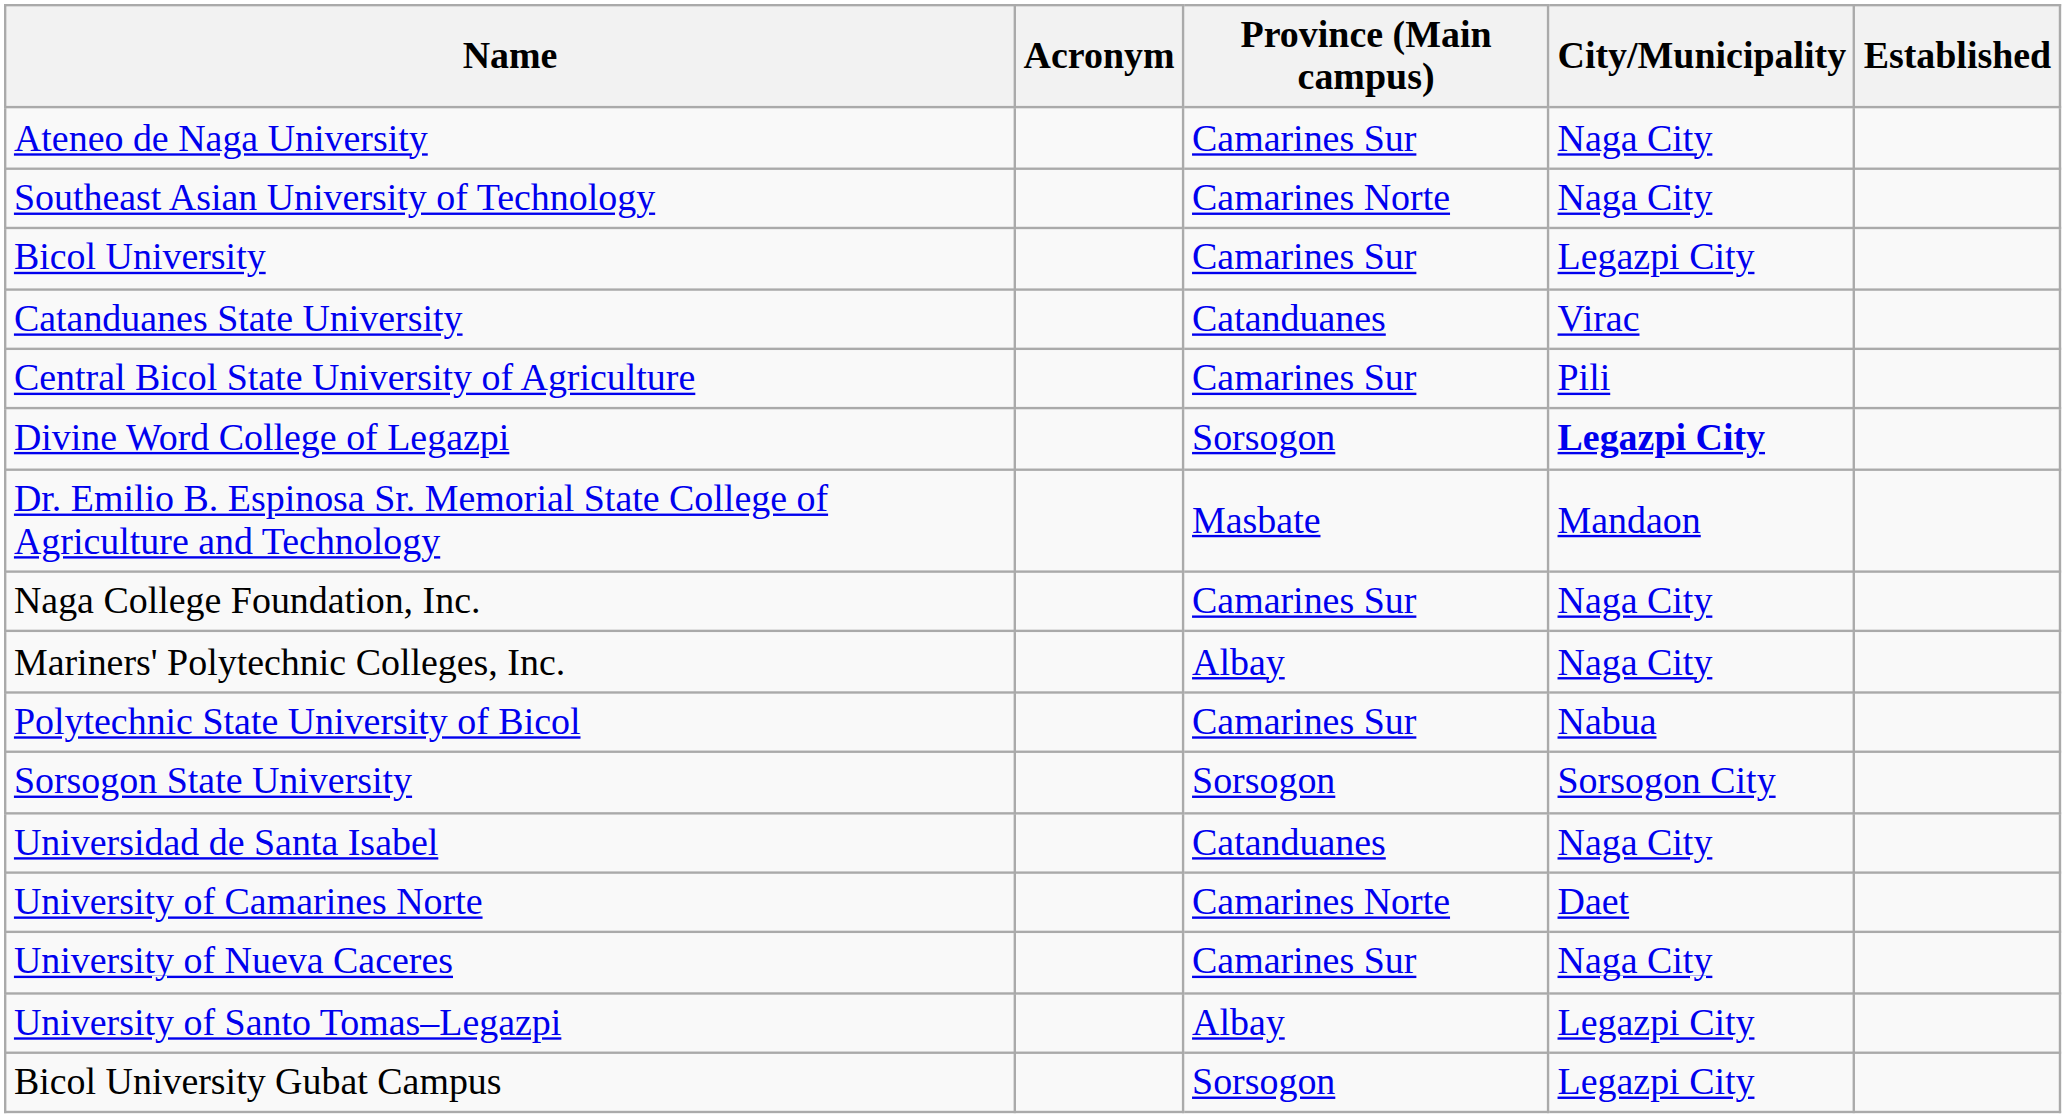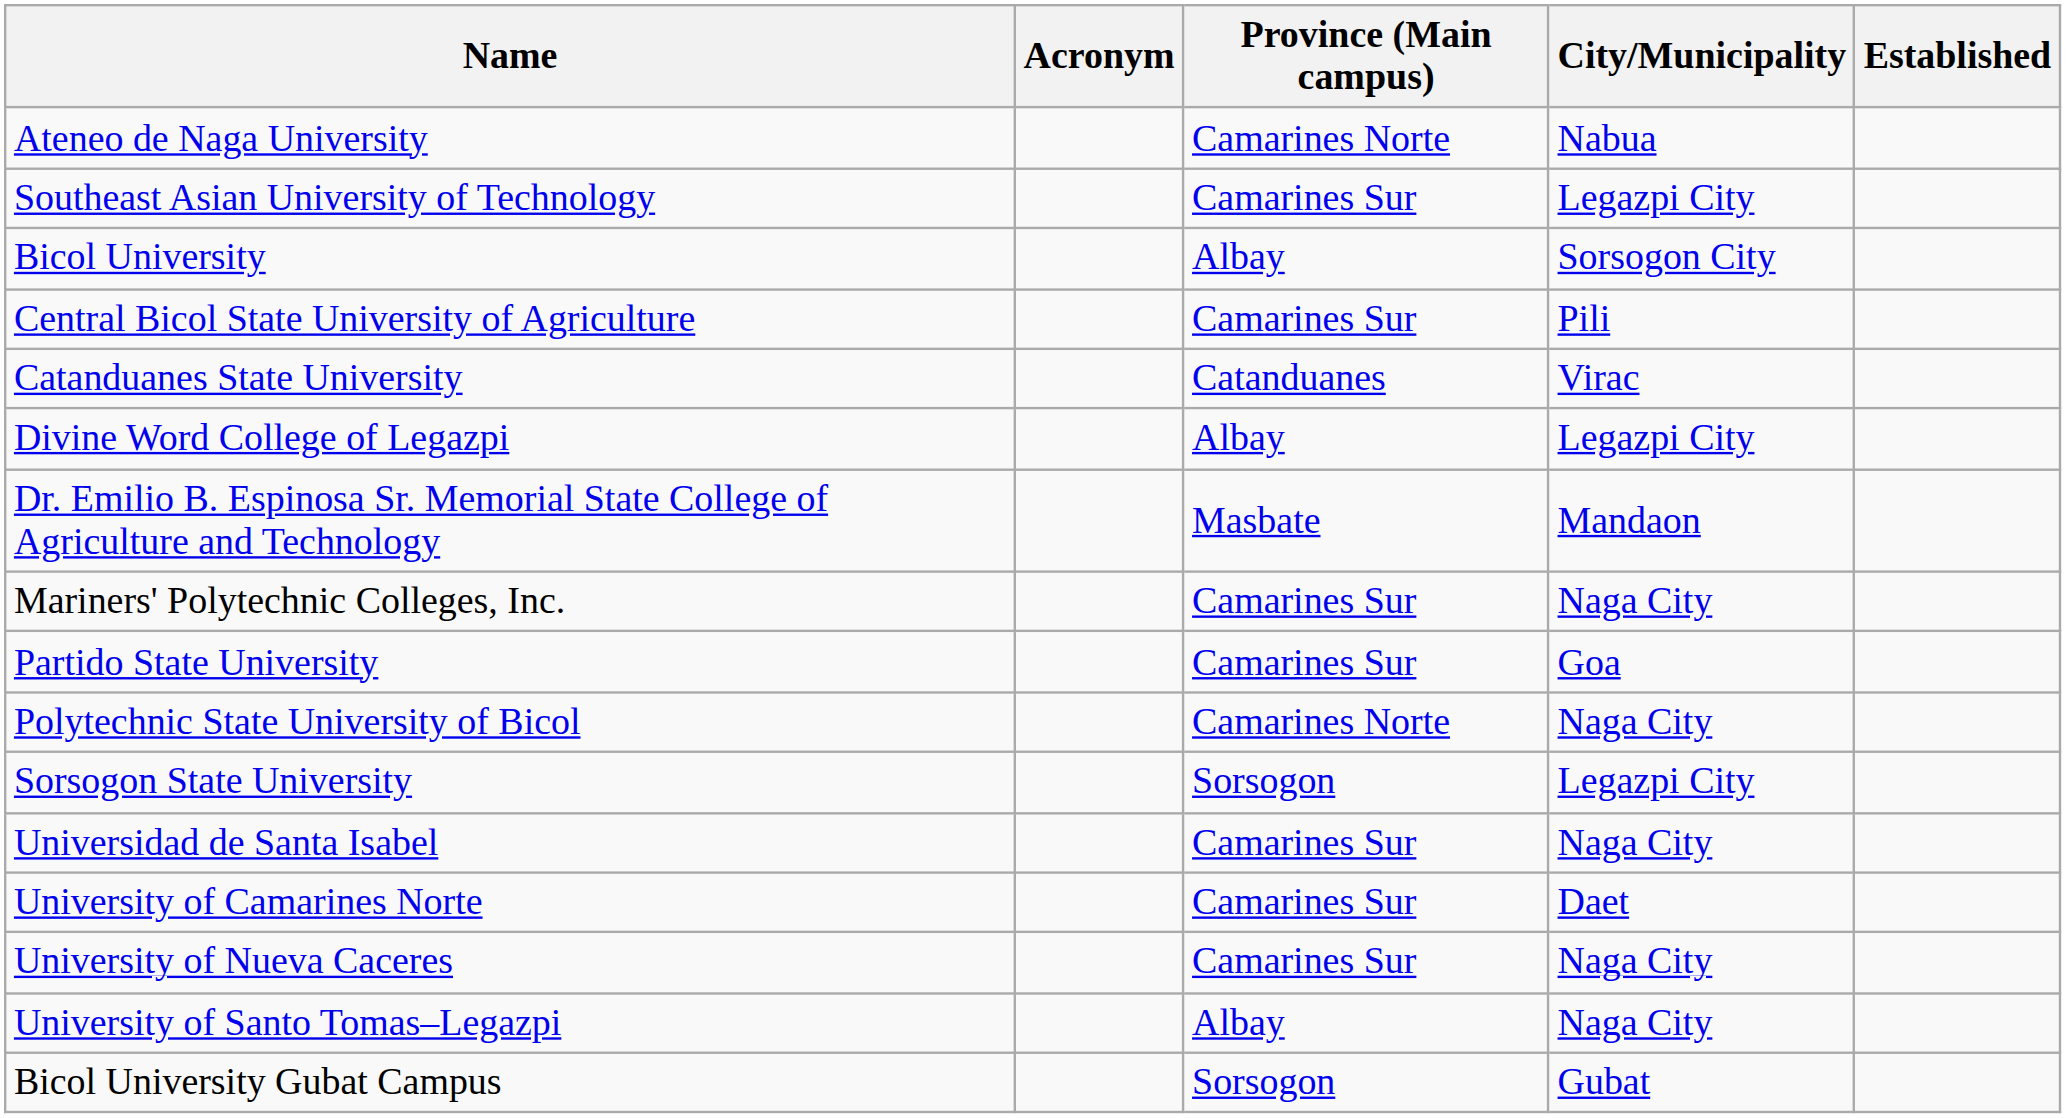(1304, 137) Camarines Sur -> (1321, 137) Camarines Norte
(1635, 137) Naga City -> (1607, 137) Nabua
(1321, 197) Camarines Norte -> (1304, 197) Camarines Sur
(1635, 197) Naga City -> (1656, 197) Legazpi City
(1304, 257) Camarines Sur -> (1238, 257) Albay
(1656, 257) Legazpi City -> (1667, 257) Sorsogon City
rows swapped: (238, 317) <-> (355, 377)
(1264, 438) Sorsogon -> (1238, 438) Albay
(1661, 438) bold -> (1656, 438) normal
- row: (247, 600)
(1238, 661) Albay -> (1304, 600) Camarines Sur
+ row: (196, 661)
(1304, 721) Camarines Sur -> (1321, 721) Camarines Norte
(1607, 721) Nabua -> (1635, 721) Naga City
(1667, 781) Sorsogon City -> (1656, 781) Legazpi City
(1289, 841) Catanduanes -> (1304, 841) Camarines Sur
(1321, 901) Camarines Norte -> (1304, 901) Camarines Sur
(1656, 1021) Legazpi City -> (1635, 1021) Naga City
(1656, 1082) Legazpi City -> (1604, 1082) Gubat
